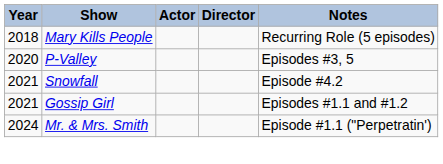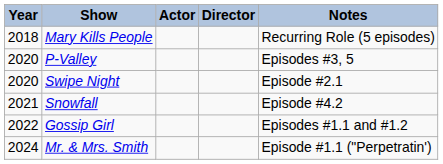+ row: (82, 81)
(23, 103) 2021 -> (23, 125) 2022
